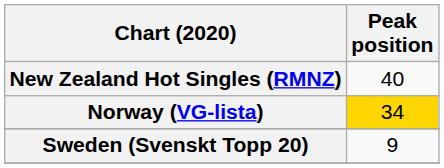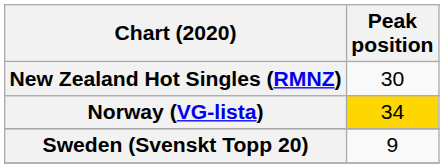(392, 78) 40 -> (392, 78) 30
